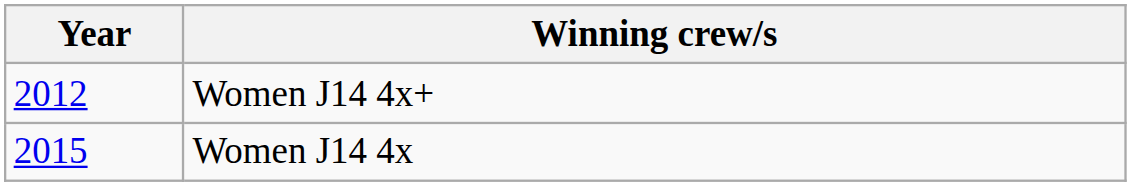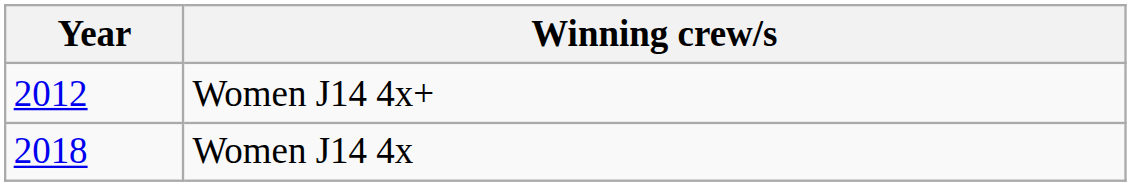(51, 151) 2015 -> (51, 151) 2018
